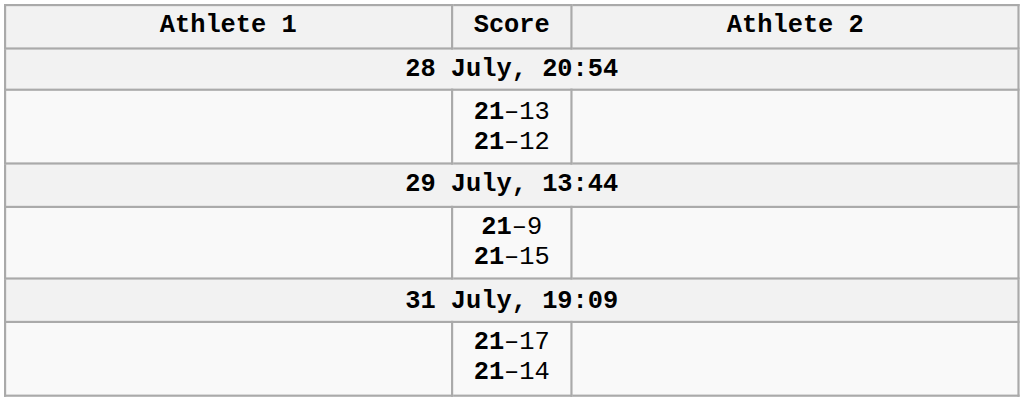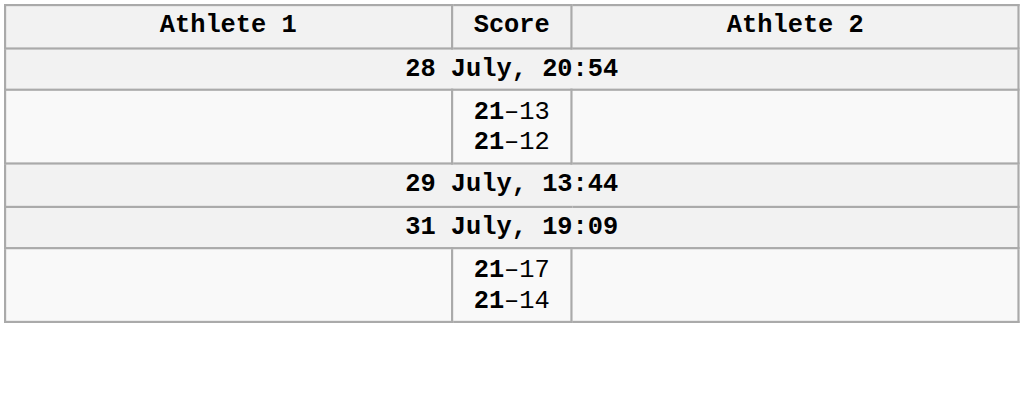- row: (512, 242)
